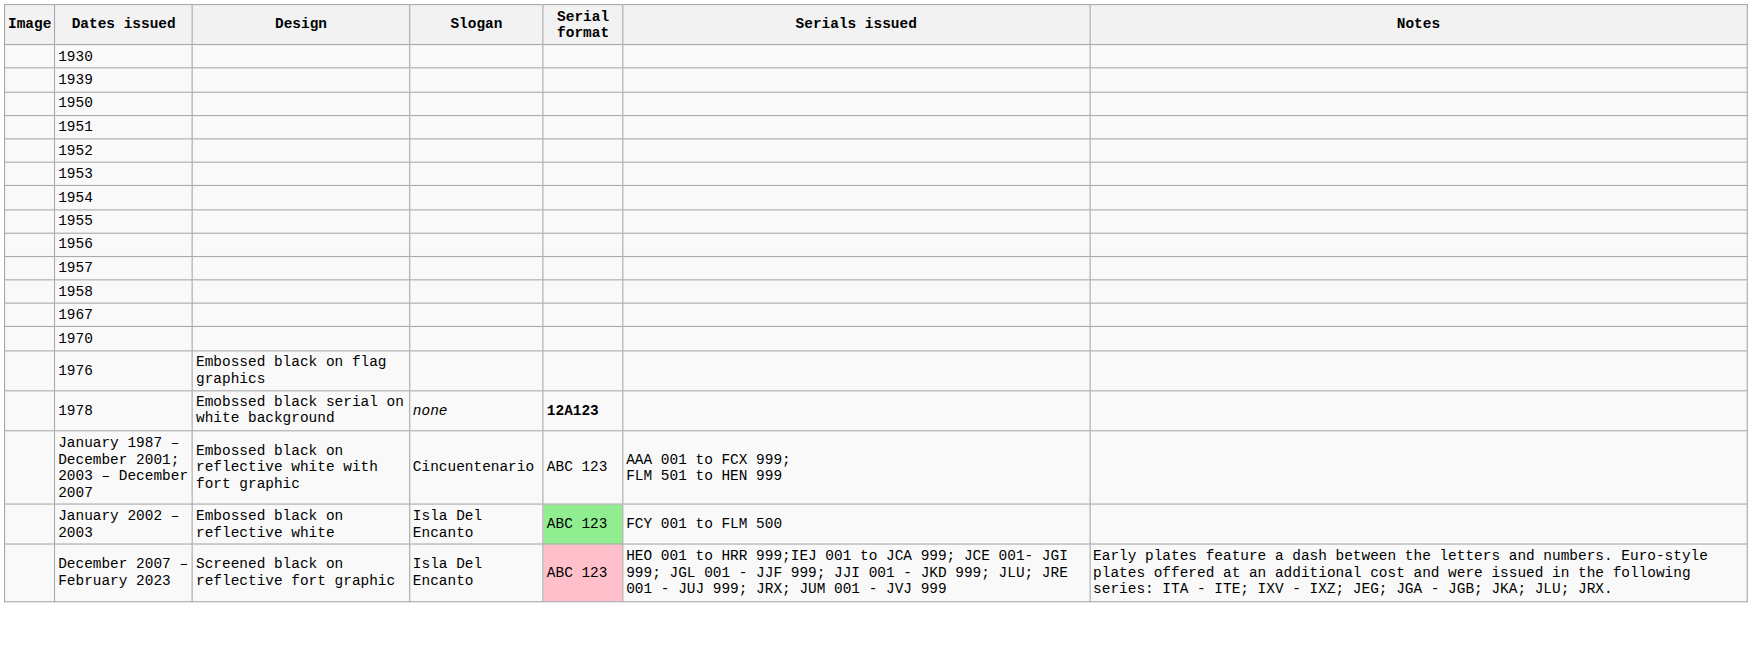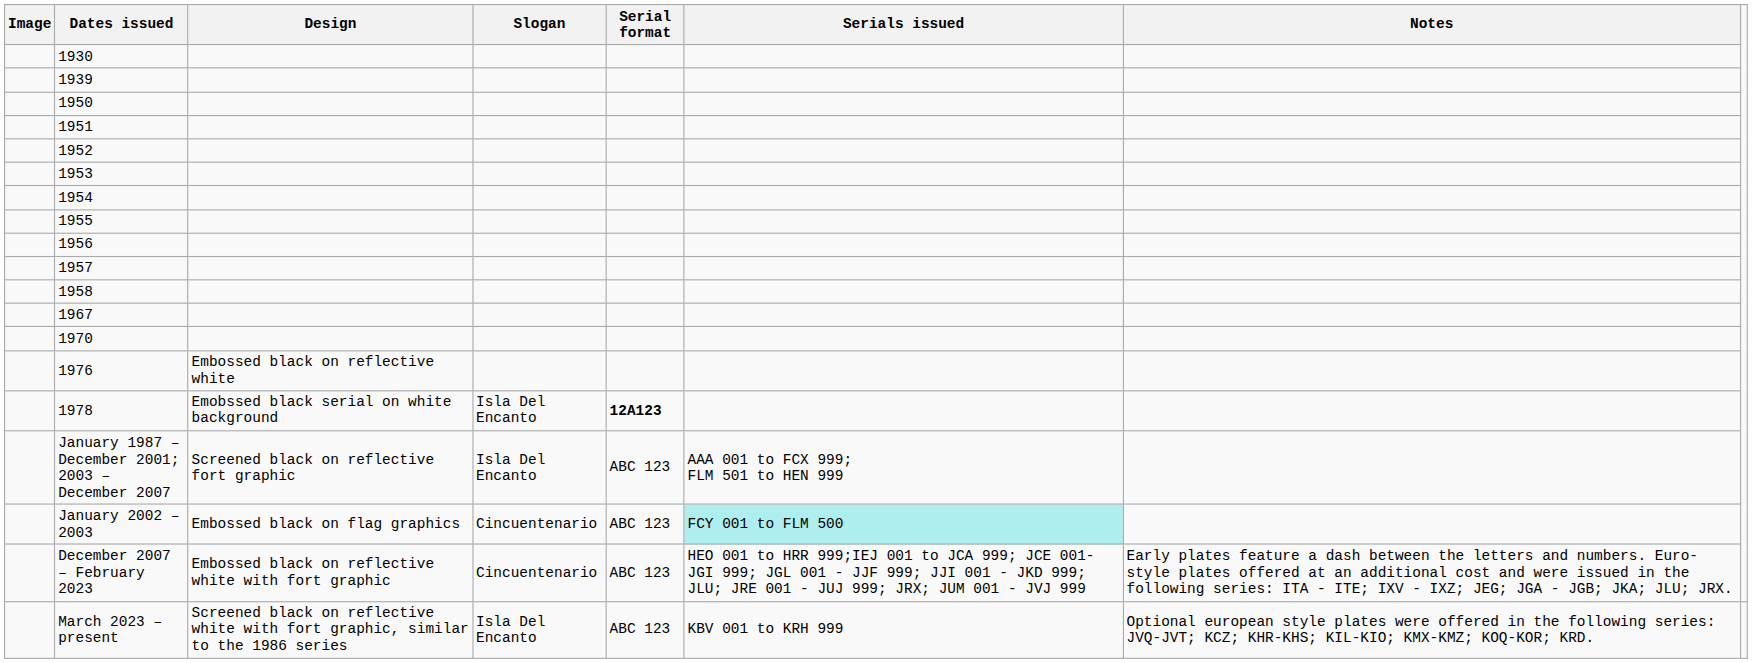(291, 371) Embossed black on flag graphics -> (313, 371) Embossed black on reflective white
(430, 411) none -> (511, 411) Isla Del Encanto
(287, 468) Embossed black on reflective white with fort graphic -> (313, 468) Screened black on reflective fort graphic
(473, 468) Cincuentenario -> (511, 468) Isla Del Encanto
(270, 524) Embossed black on reflective white -> (326, 524) Embossed black on flag graphics
(448, 524) Isla Del Encanto -> (537, 524) Cincuentenario
(577, 524) lightgreen background -> (640, 524) no background
(704, 524) no background -> (765, 524) paleturquoise background
(296, 573) Screened black on reflective fort graphic -> (313, 573) Embossed black on reflective white with fort graphic
(448, 573) Isla Del Encanto -> (537, 573) Cincuentenario
(577, 573) pink background -> (640, 573) no background
+ row: (110, 630)
